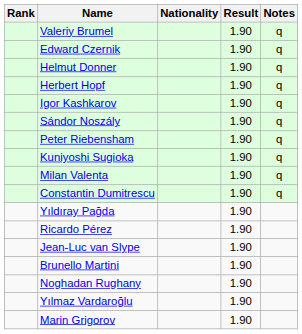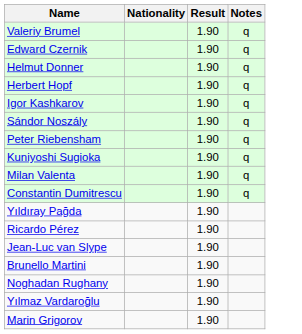- column: (21, 13)
